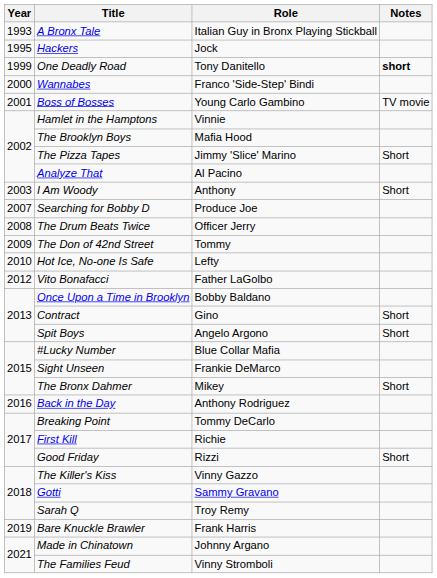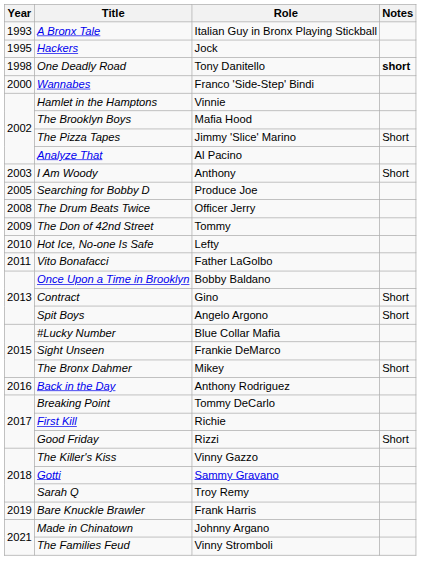(19, 66) 1999 -> (19, 66) 1998
- row: (76, 102)
(19, 208) 2007 -> (19, 191) 2005
(19, 279) 2012 -> (19, 262) 2011
